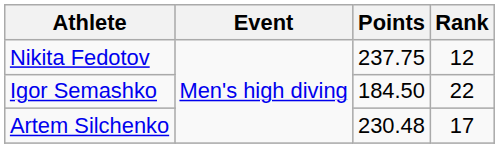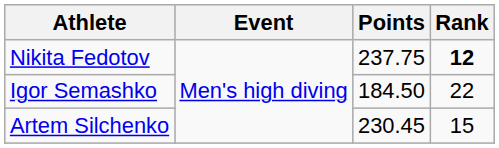(462, 57) normal -> (462, 57) bold
(391, 126) 230.48 -> (391, 126) 230.45
(462, 126) 17 -> (462, 126) 15
